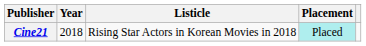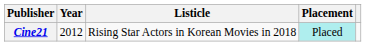(71, 31) 2018 -> (71, 31) 2012
